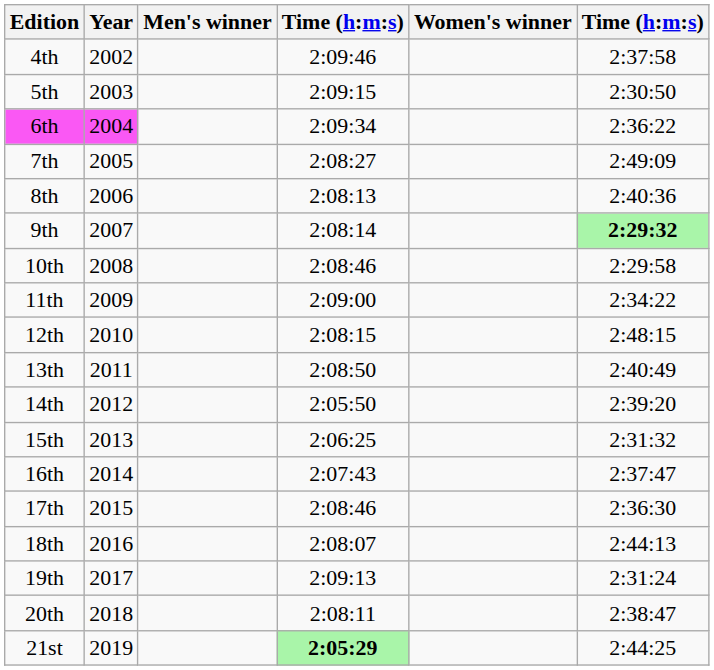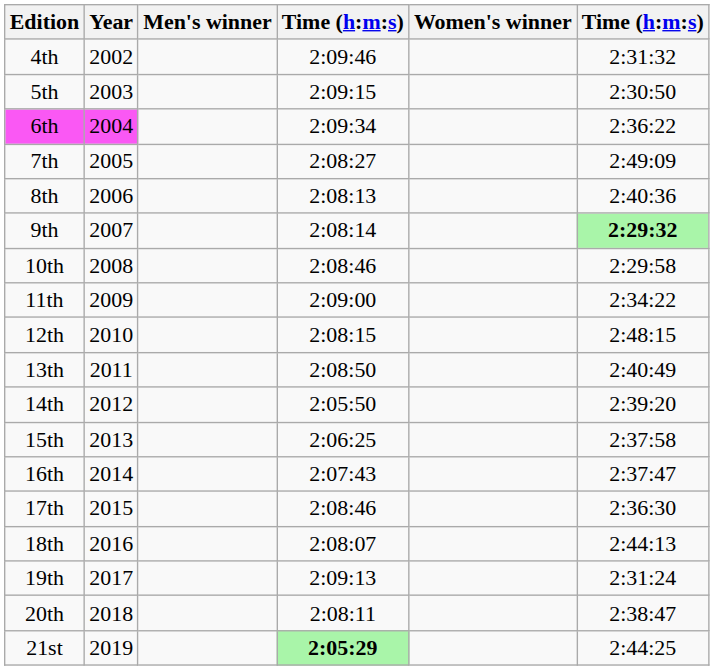(643, 56) 2:37:58 -> (643, 56) 2:31:32
(643, 439) 2:31:32 -> (643, 439) 2:37:58
